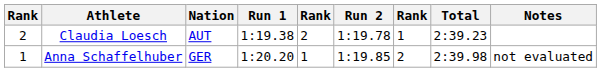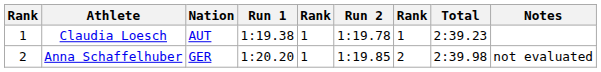(23, 36) 2 -> (23, 36) 1
(304, 36) 2 -> (304, 36) 1
(23, 56) 1 -> (23, 56) 2
